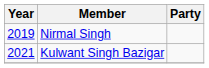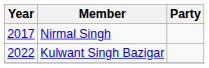(21, 33) 2019 -> (21, 33) 2017
(21, 53) 2021 -> (21, 53) 2022
